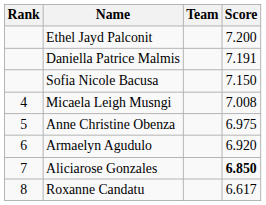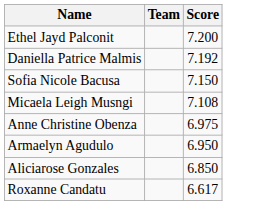- column: (24, 15)
(241, 59) 7.191 -> (203, 59) 7.192
(241, 102) 7.008 -> (203, 102) 7.108
(241, 146) 6.920 -> (203, 146) 6.950
(241, 168) bold -> (203, 168) normal
